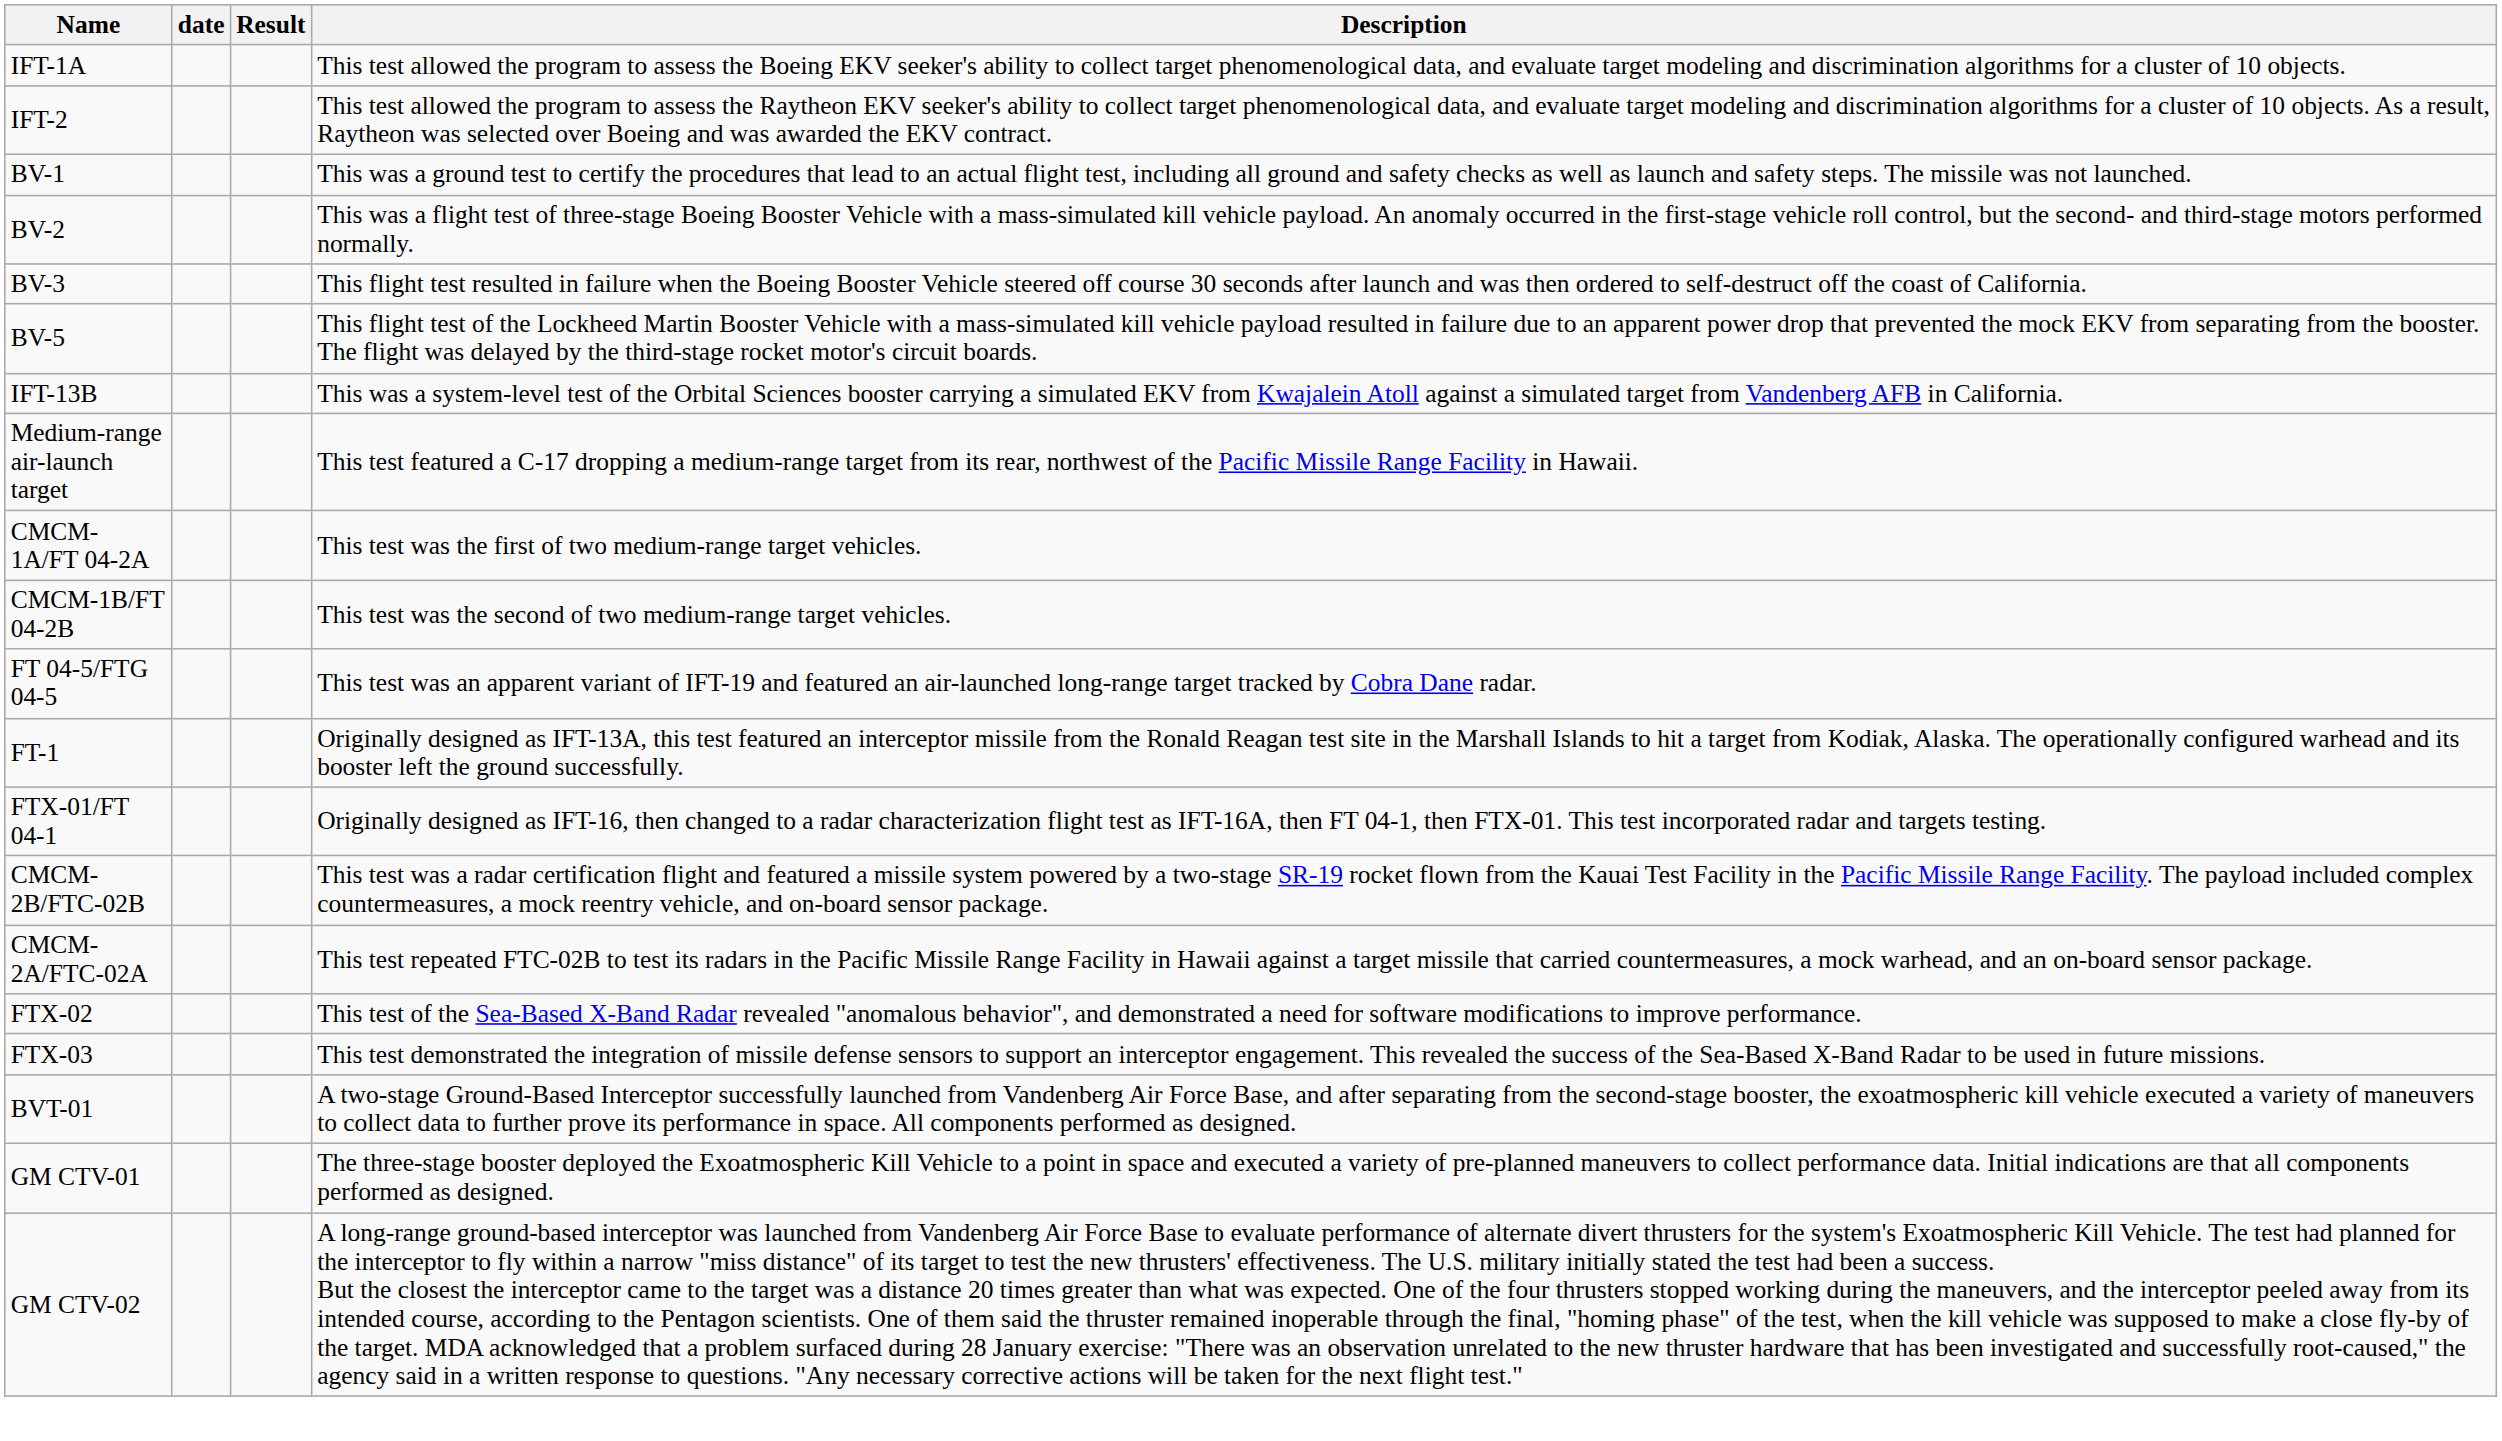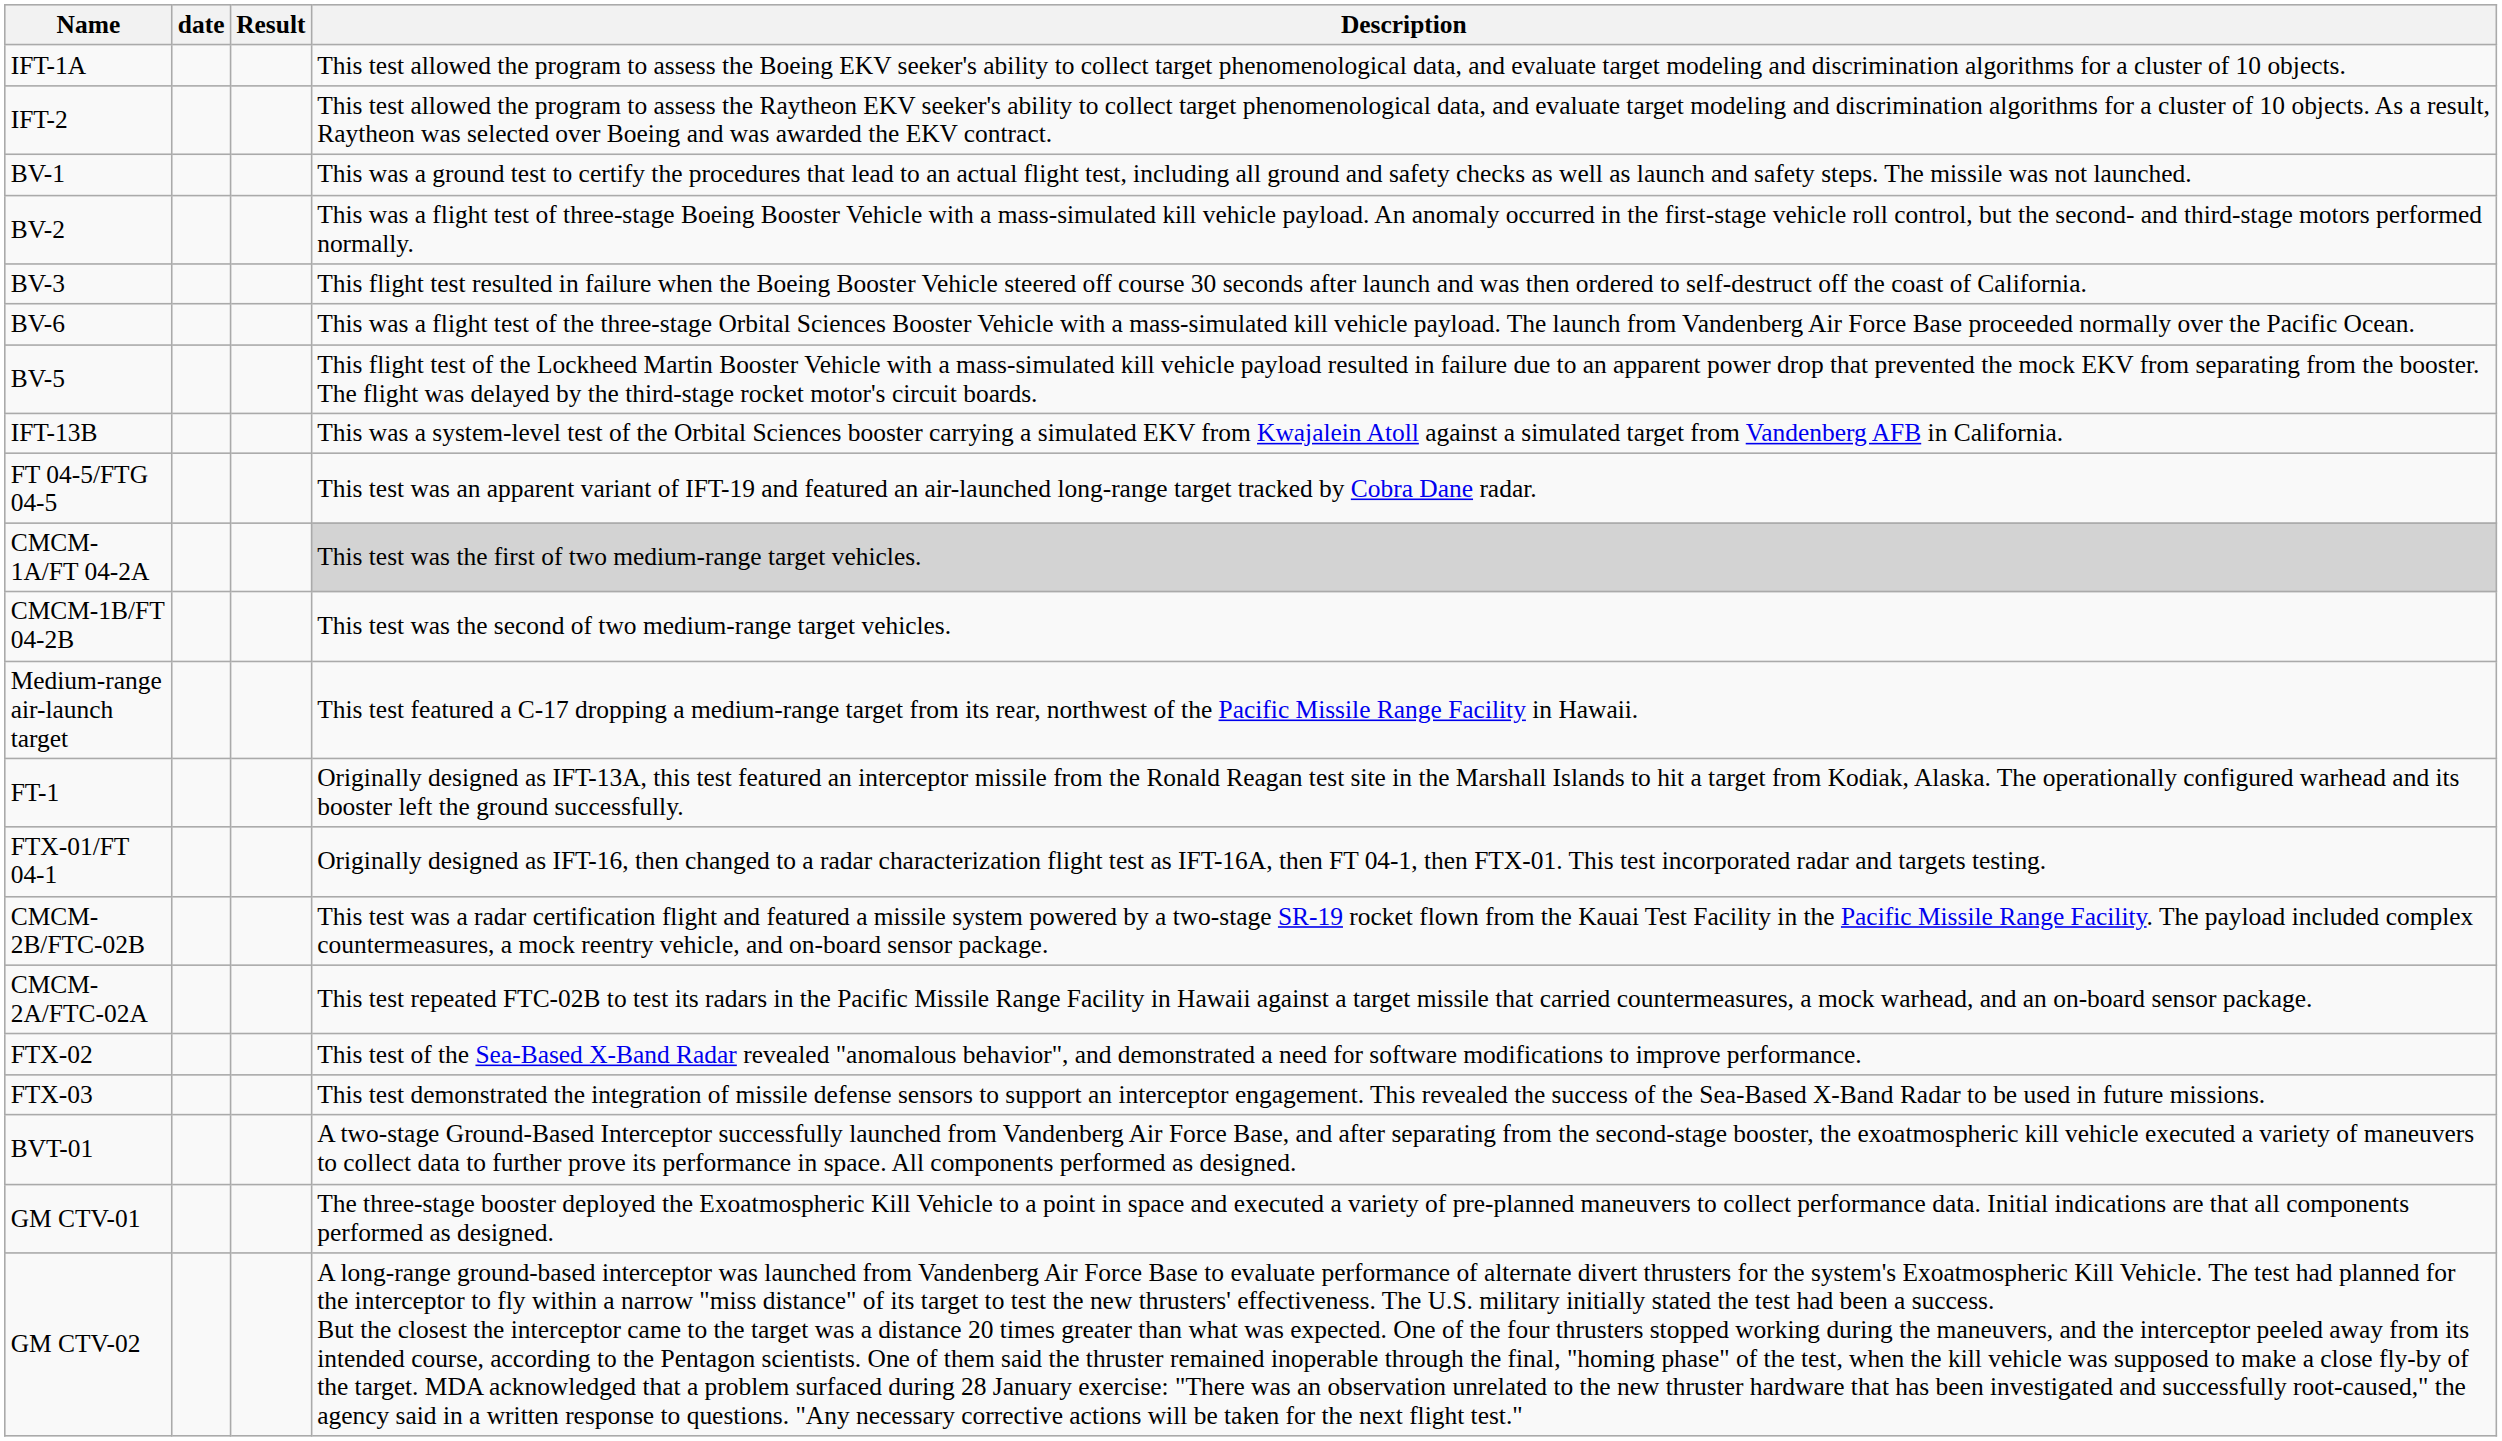+ row: (38, 323)
rows swapped: (86, 461) <-> (79, 683)
(619, 545) no background -> (619, 556) lightgrey background
